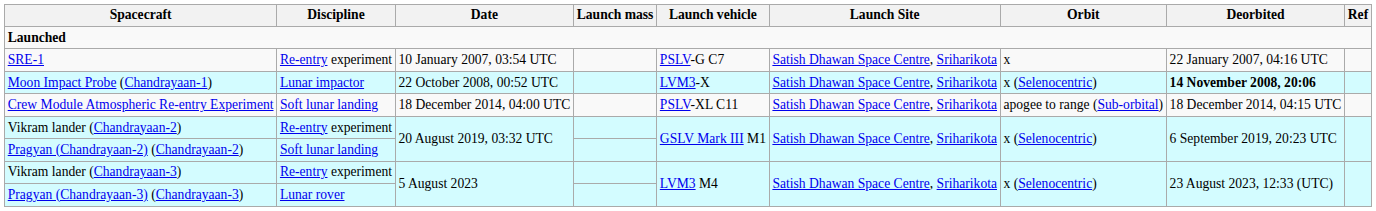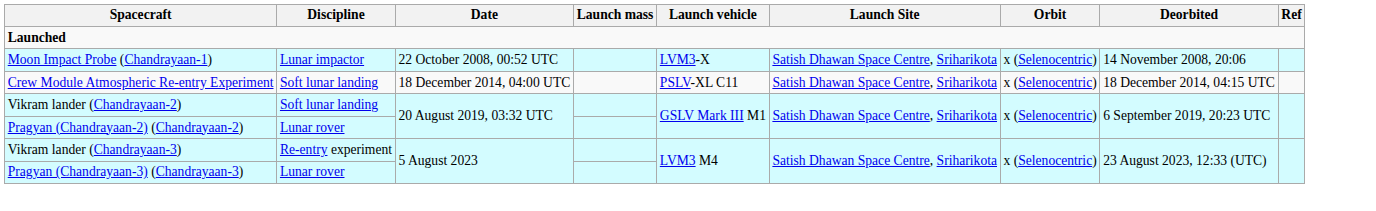- row: (26, 60)
(1243, 82) bold -> (1174, 60) normal
(1083, 105) apogee to range (Sub-orbital) -> (1050, 82) x (Selenocentric)
(336, 127) Re-entry experiment -> (329, 105) Soft lunar landing
(329, 149) Soft lunar landing -> (312, 127) Lunar rover
